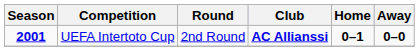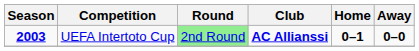(31, 36) 2001 -> (31, 36) 2003
(213, 36) no background -> (213, 36) lightgreen background
